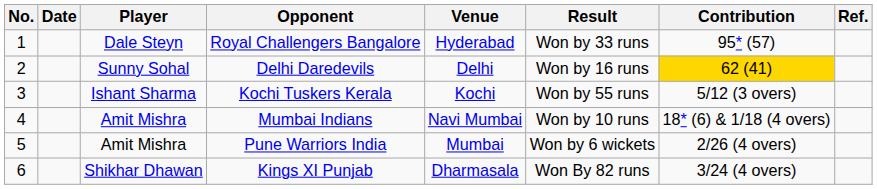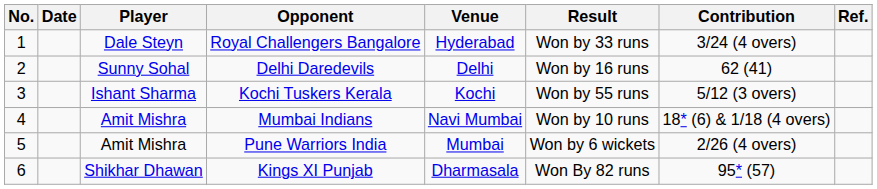(747, 42) 95* (57) -> (747, 42) 3/24 (4 overs)
(746, 68) gold background -> (746, 68) no background
(747, 171) 3/24 (4 overs) -> (747, 171) 95* (57)
